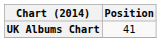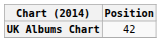(129, 30) 41 -> (129, 30) 42
